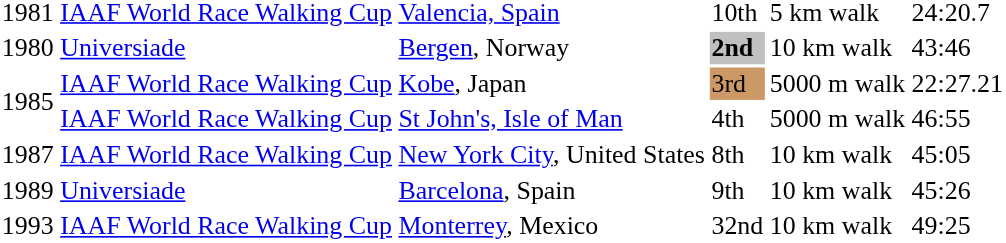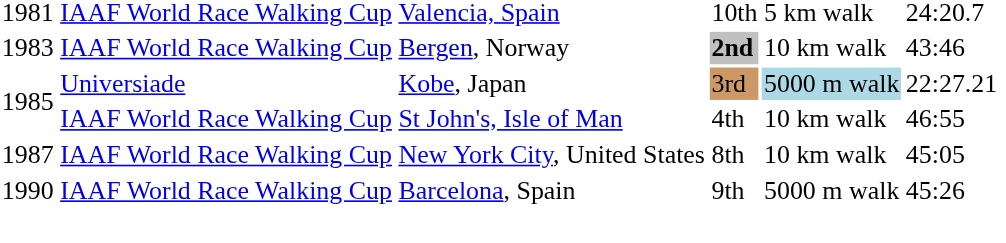(28, 47) 1980 -> (28, 47) 1983
(123, 47) Universiade -> (226, 47) IAAF World Race Walking Cup
(226, 83) IAAF World Race Walking Cup -> (123, 83) Universiade
(837, 83) no background -> (832, 83) lightblue background
(837, 119) 5000 m walk -> (825, 119) 10 km walk
(28, 190) 1989 -> (28, 190) 1990
(123, 190) Universiade -> (226, 190) IAAF World Race Walking Cup
(831, 190) 10 km walk -> (832, 190) 5000 m walk
- row: (498, 225)
